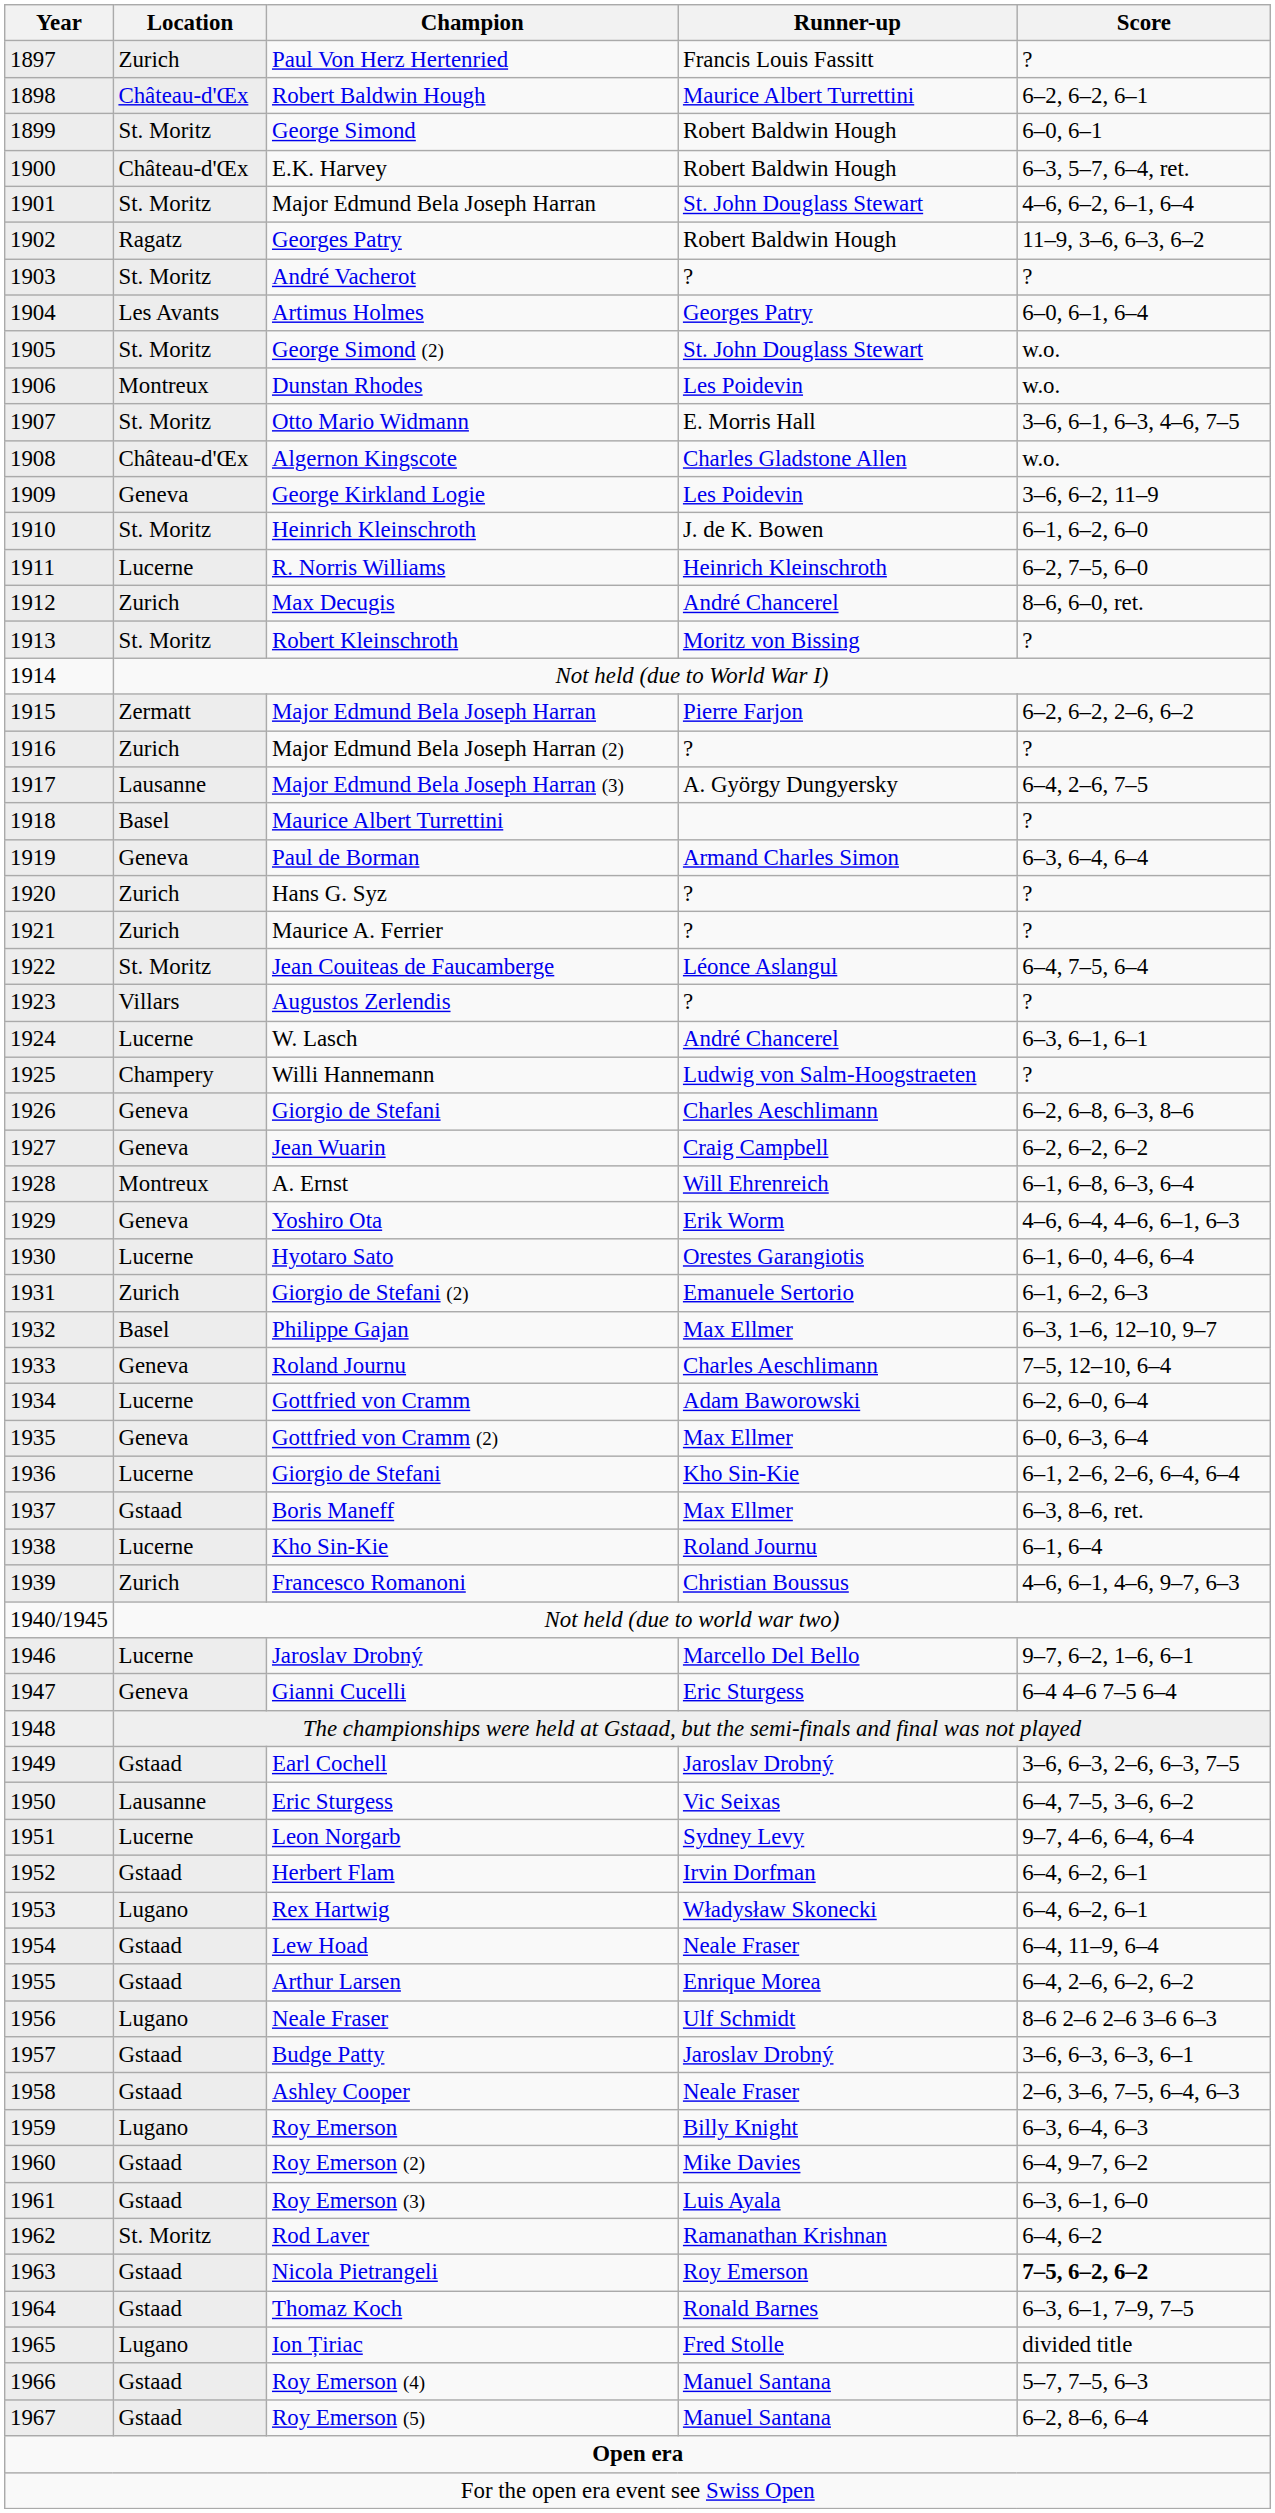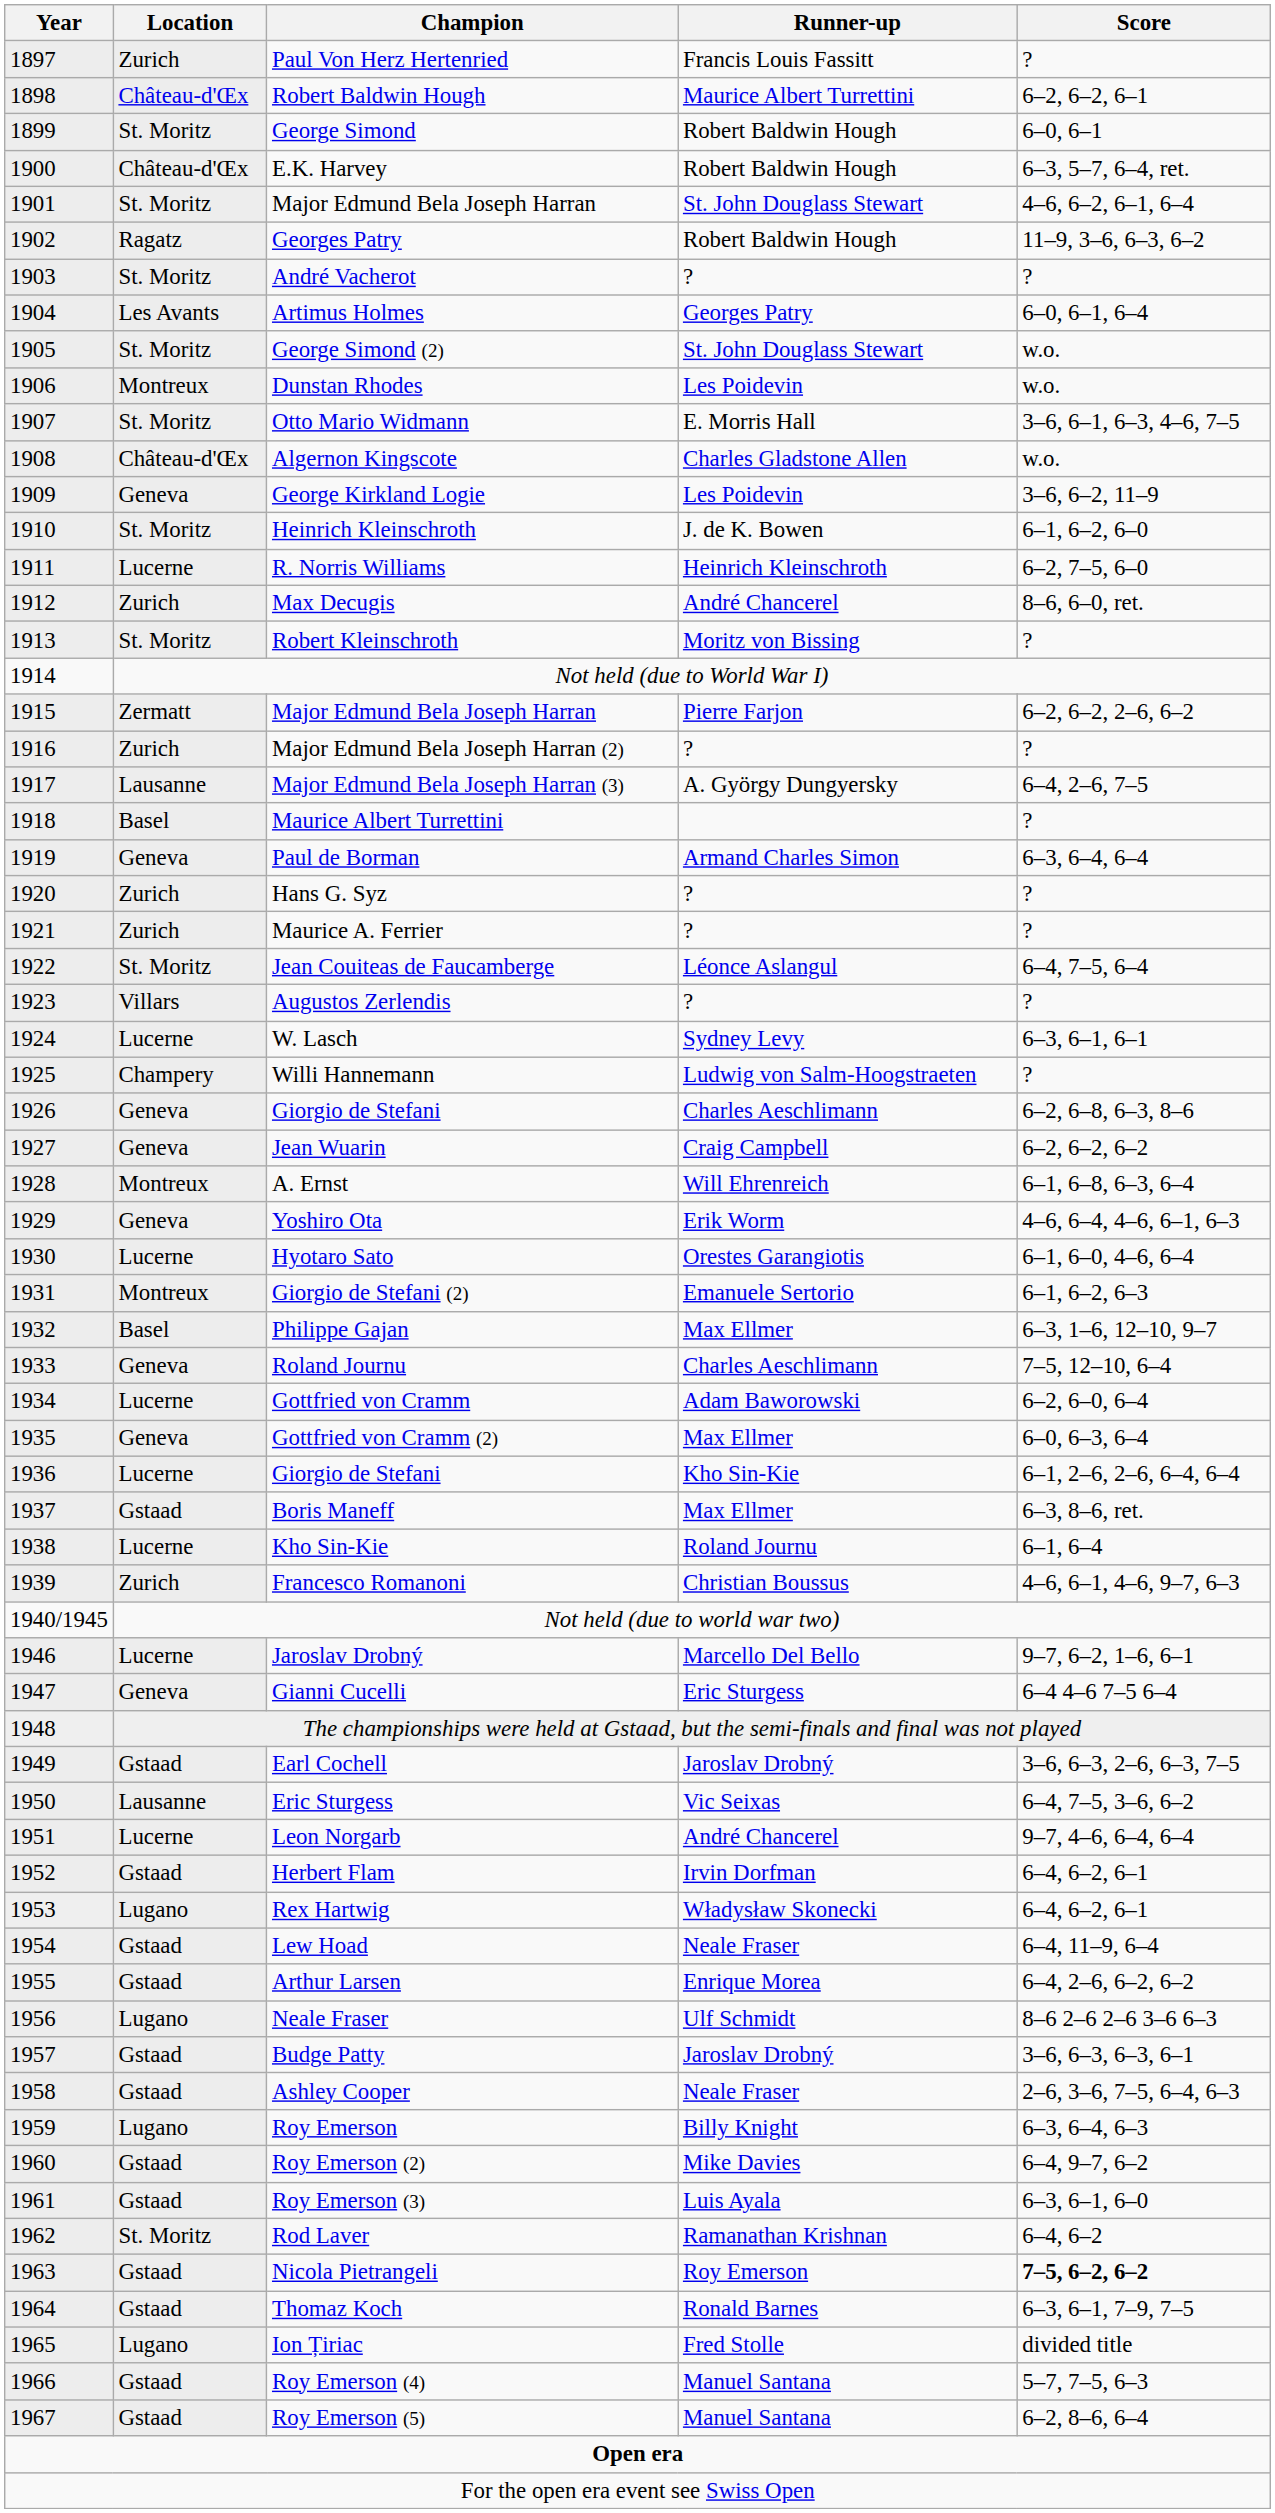(761, 1038) André Chancerel -> (744, 1038) Sydney Levy
(149, 1292) Zurich -> (164, 1292) Montreux
(744, 1836) Sydney Levy -> (761, 1836) André Chancerel
